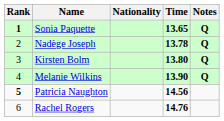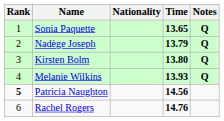(18, 28) bold -> (18, 28) normal
(177, 44) 13.78 -> (177, 44) 13.79
(177, 76) 13.90 -> (177, 76) 13.93
